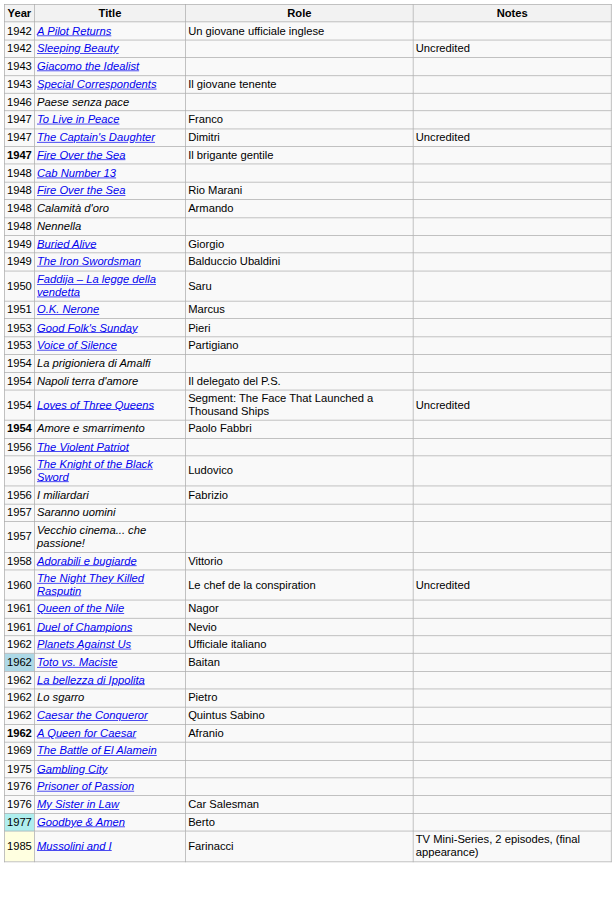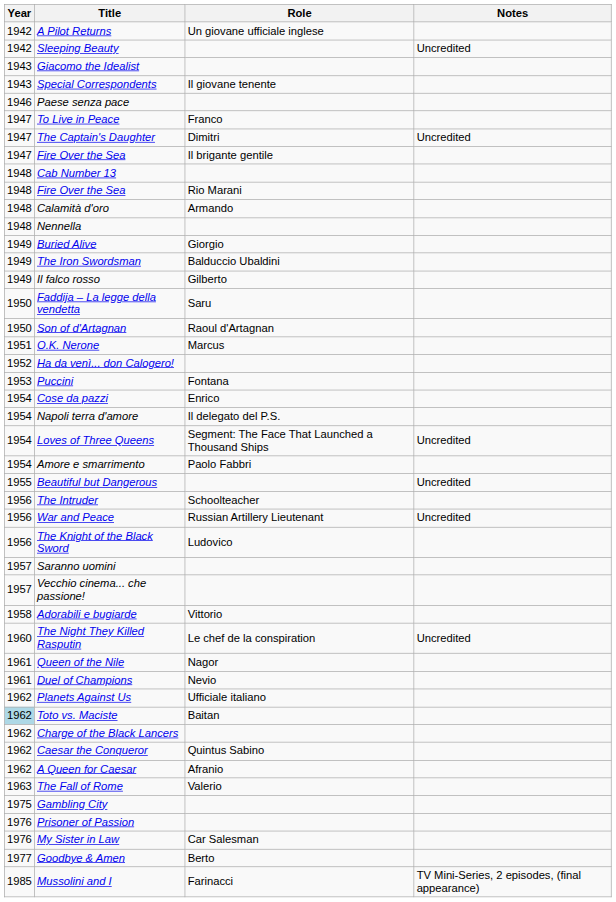(19, 155) bold -> (19, 155) normal
+ row: (68, 279)
+ row: (82, 327)
+ row: (106, 363)
- row: (87, 327)
- row: (77, 345)
+ row: (55, 381)
- row: (94, 363)
+ row: (72, 398)
(19, 429) bold -> (19, 464) normal
+ row: (97, 482)
+ row: (68, 500)
+ row: (76, 518)
- row: (83, 447)
- row: (63, 495)
- row: (91, 680)
- row: (61, 698)
+ row: (108, 733)
(19, 733) bold -> (19, 769) normal
+ row: (80, 786)
- row: (97, 751)
(19, 822) paleturquoise background -> (19, 857) no background
(19, 846) lightyellow background -> (19, 881) no background
